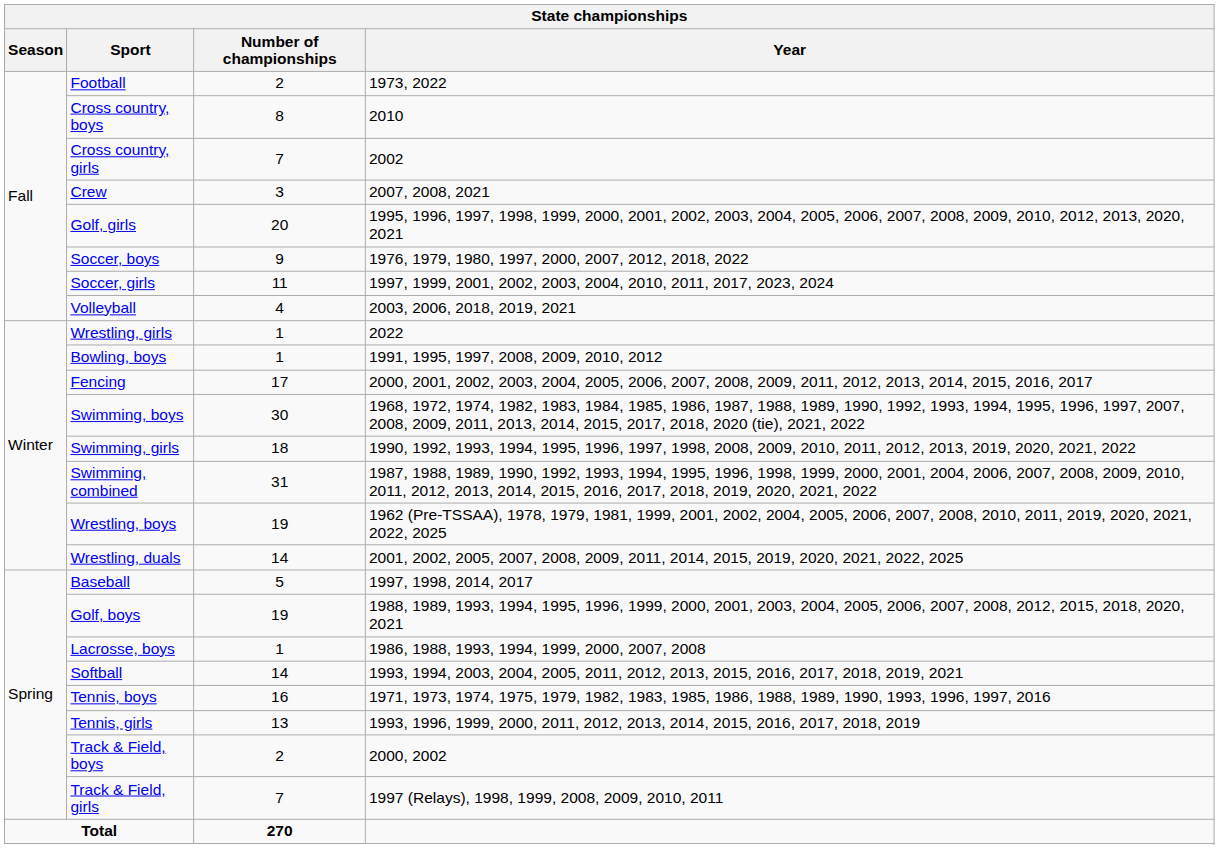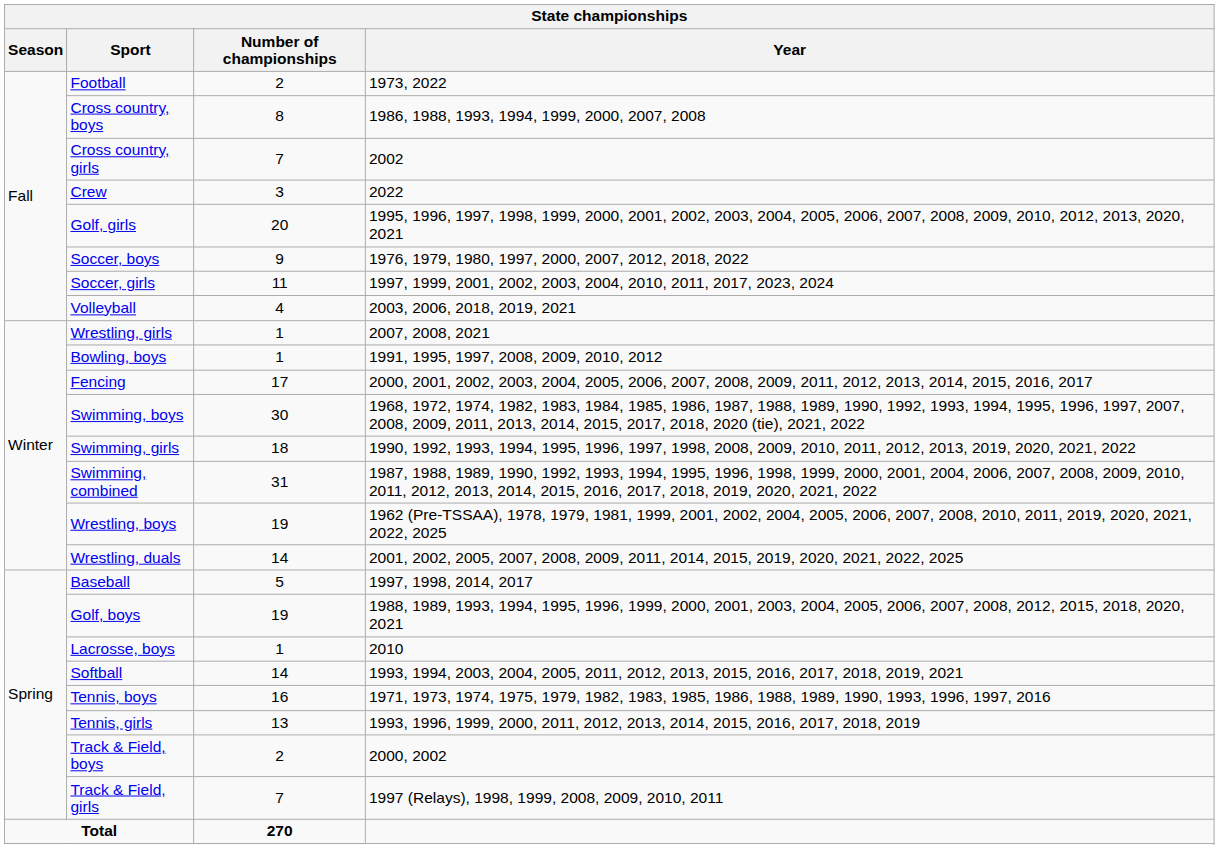(386, 116) 2010 -> (537, 116) 1986, 1988, 1993, 1994, 1999, 2000, 2007, 2008
(429, 192) 2007, 2008, 2021 -> (386, 192) 2022
(386, 332) 2022 -> (429, 332) 2007, 2008, 2021
(537, 648) 1986, 1988, 1993, 1994, 1999, 2000, 2007, 2008 -> (386, 648) 2010
